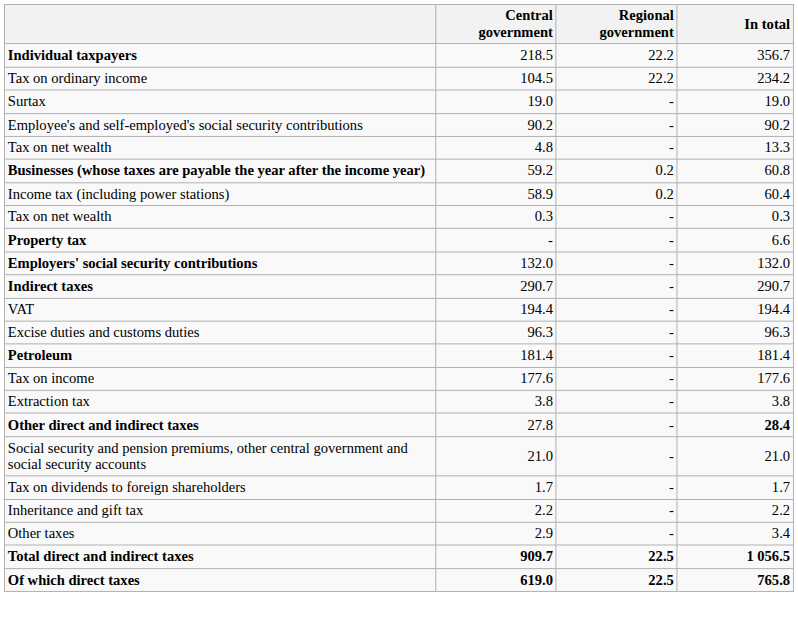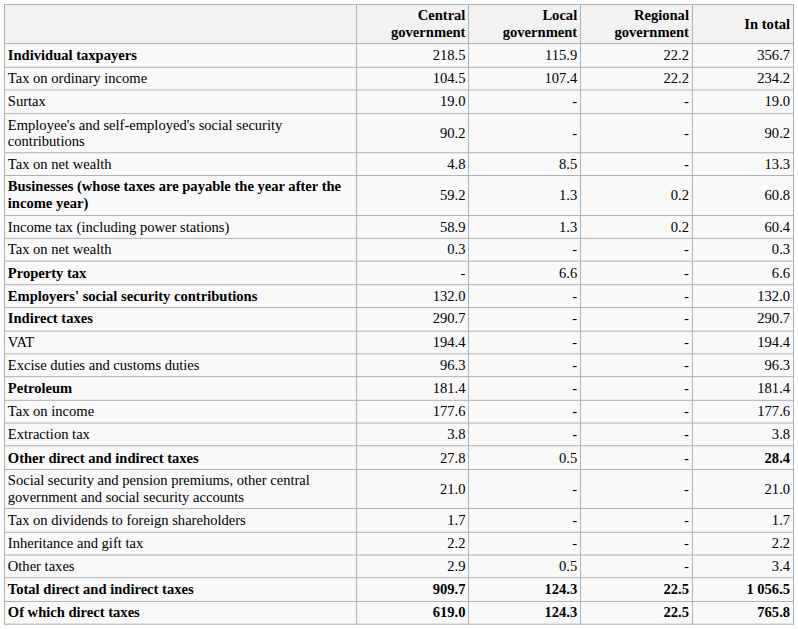+ column: (540, 24)
